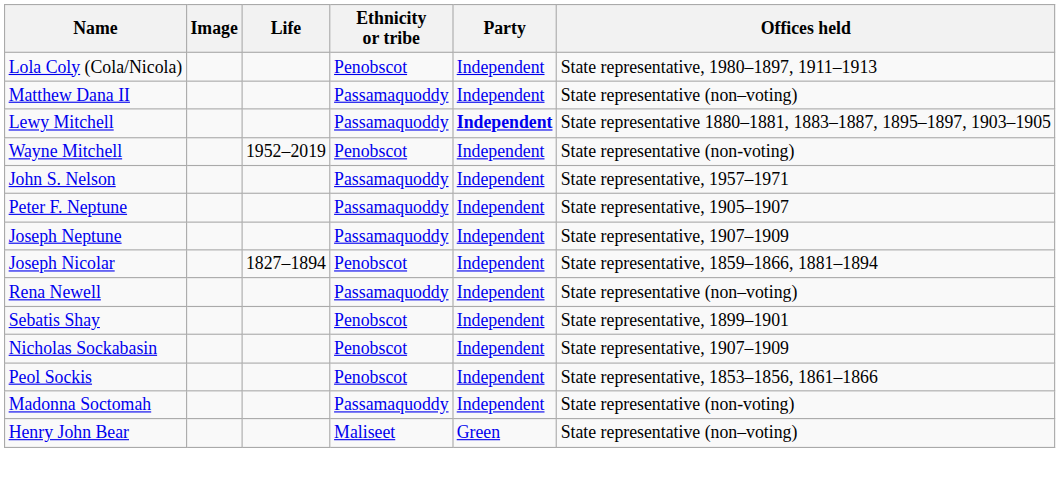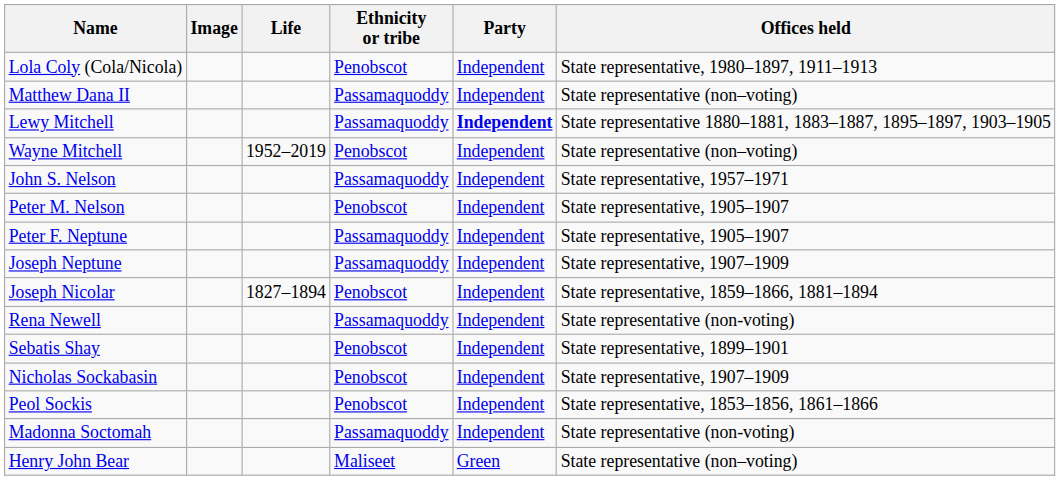(678, 151) State representative (non-voting) -> (679, 151) State representative (non–voting)
+ row: (67, 207)
(679, 292) State representative (non–voting) -> (678, 320) State representative (non-voting)
